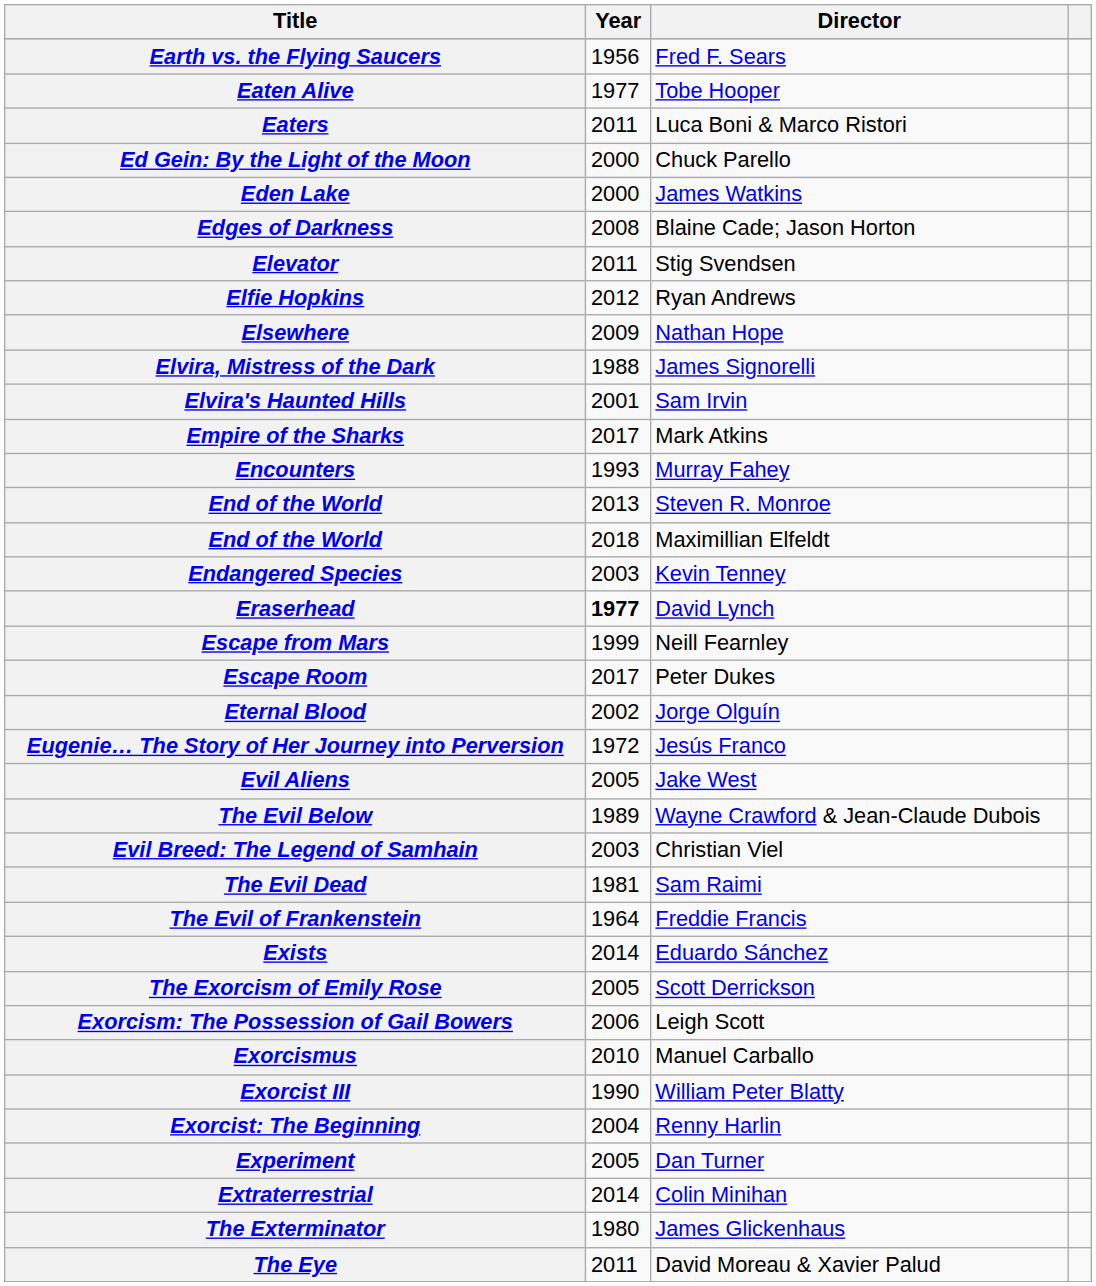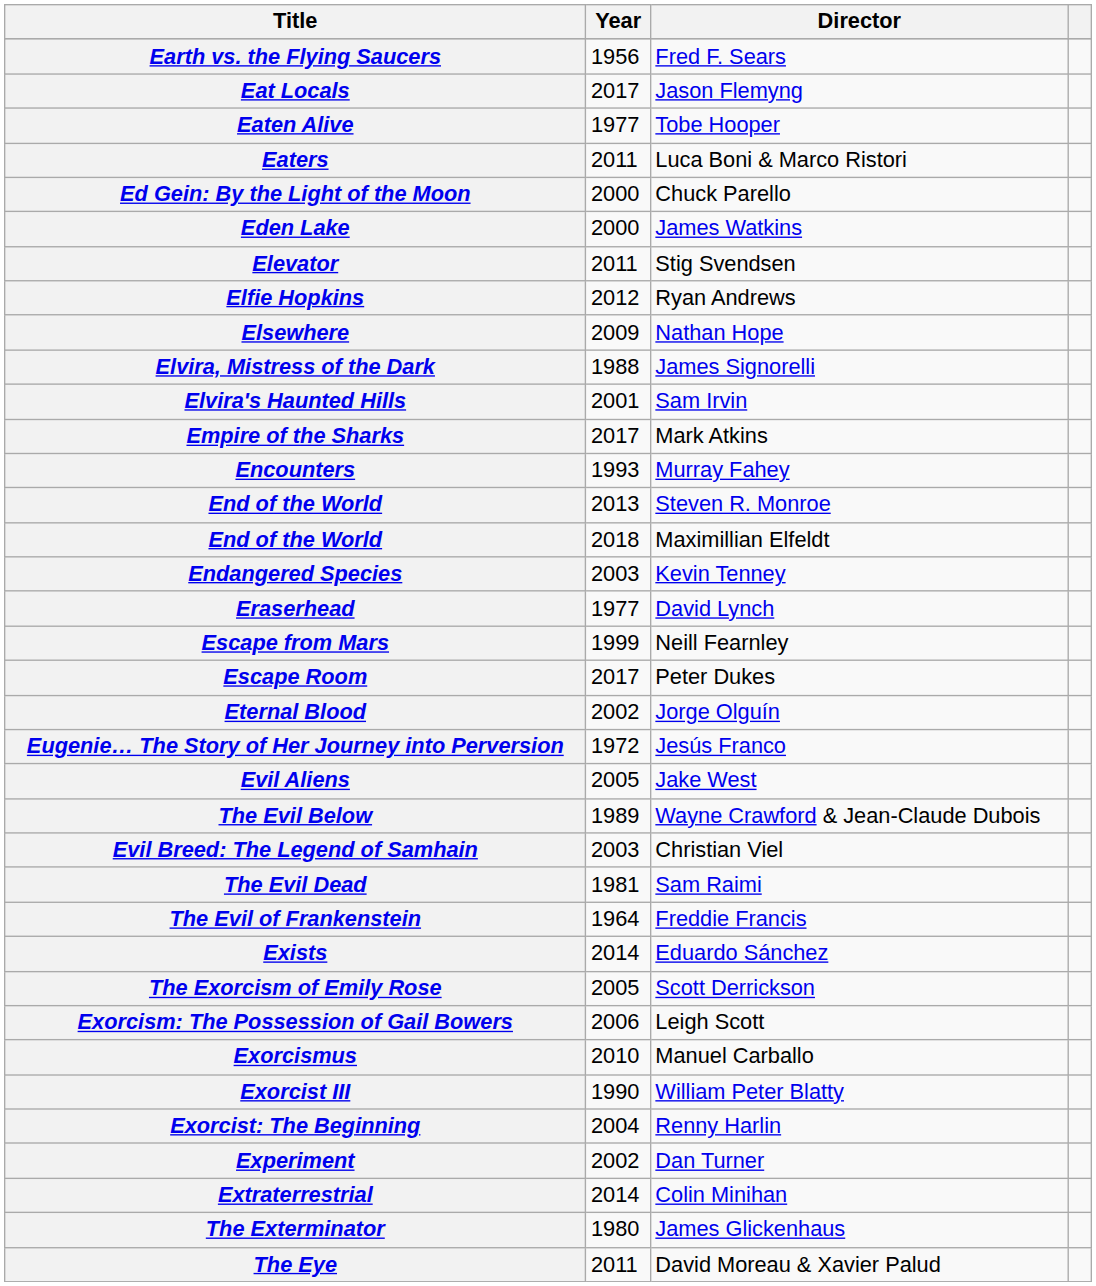+ row: (295, 90)
- row: (295, 228)
(615, 608) bold -> (615, 608) normal
(615, 1160) 2005 -> (615, 1160) 2002
